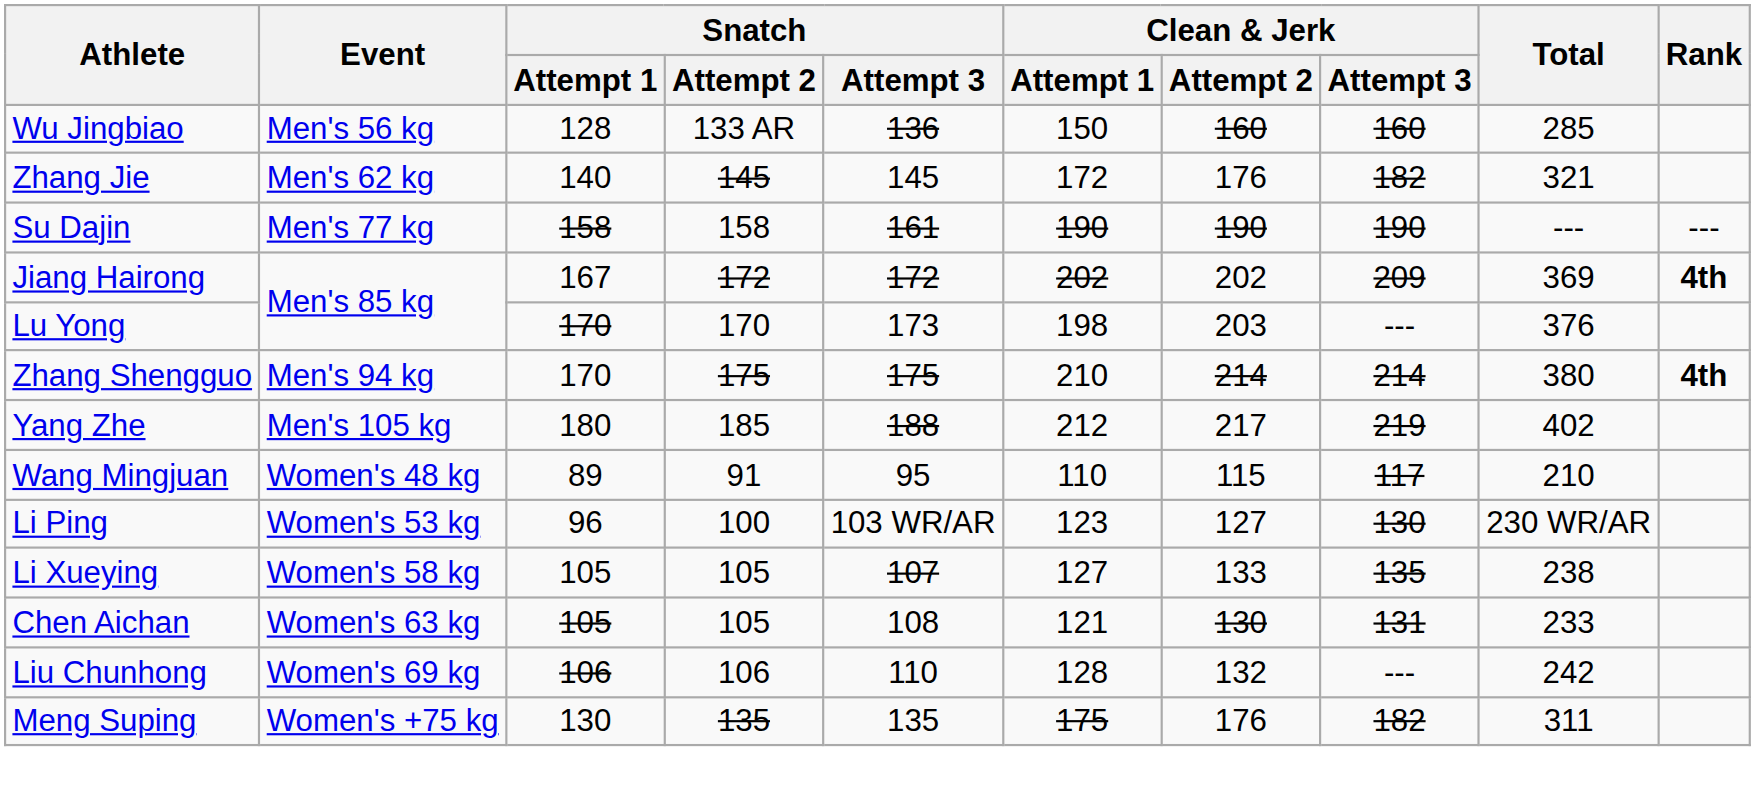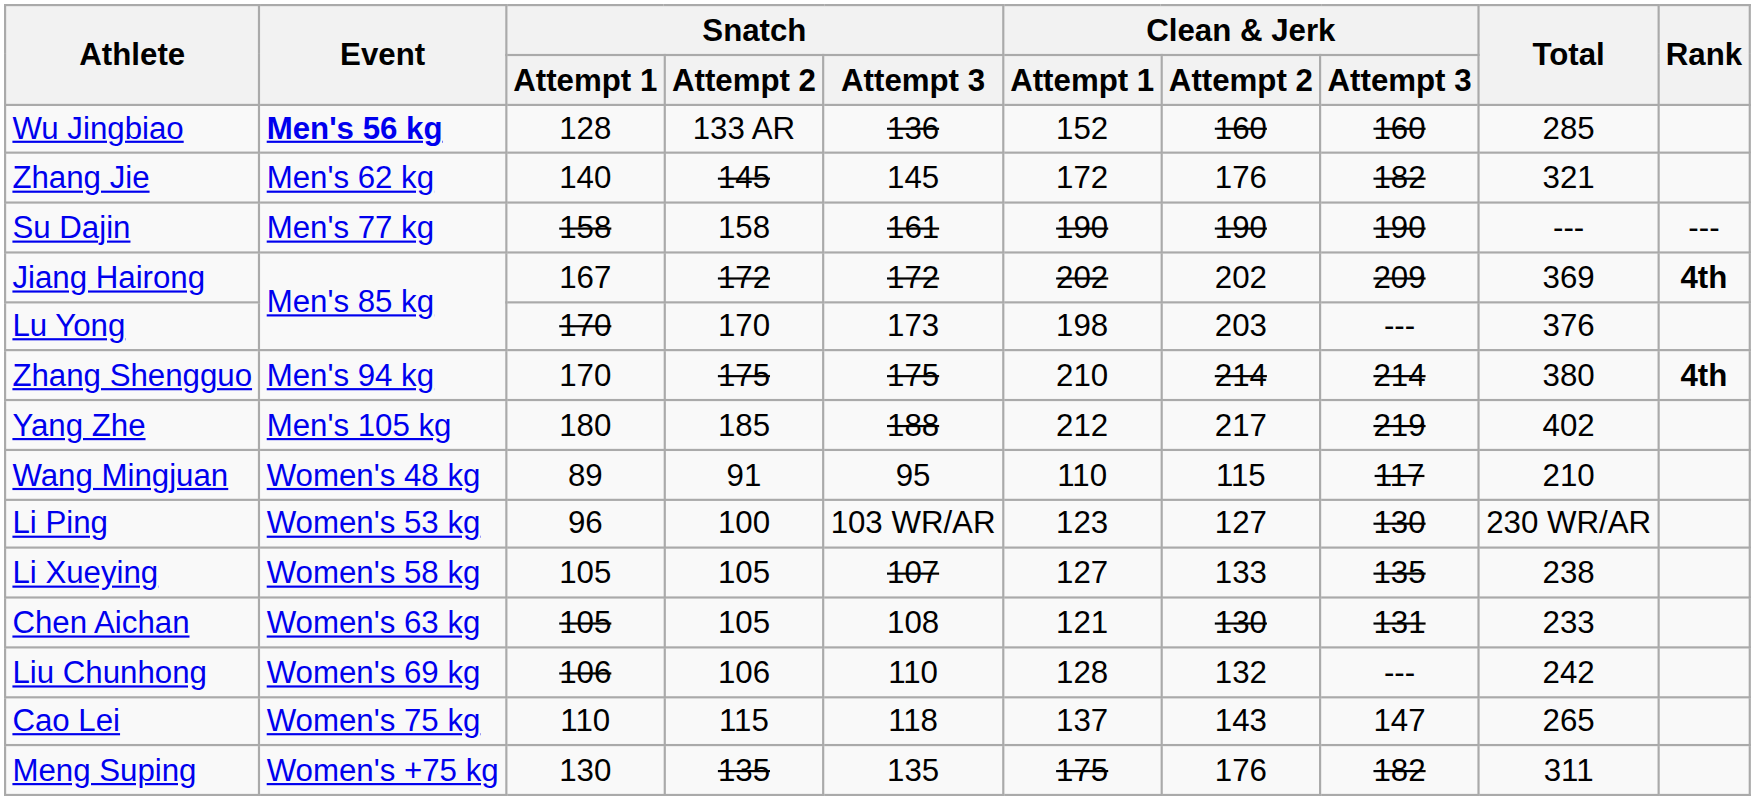(350, 129) normal -> (355, 129) bold
(1082, 129) 150 -> (1082, 129) 152
+ row: (66, 721)
